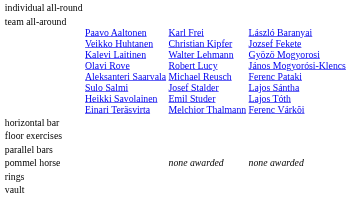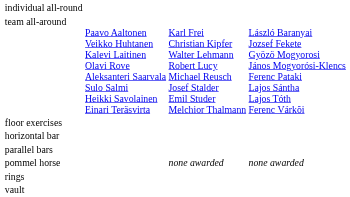rows swapped: (33, 136) <-> (32, 123)
